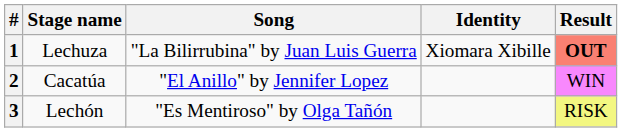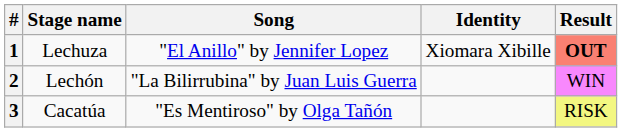(274, 50) "La Bilirrubina" by Juan Luis Guerra -> (274, 50) "El Anillo" by Jennifer Lopez
(75, 80) Cacatúa -> (75, 80) Lechón
(274, 80) "El Anillo" by Jennifer Lopez -> (274, 80) "La Bilirrubina" by Juan Luis Guerra
(75, 111) Lechón -> (75, 111) Cacatúa
